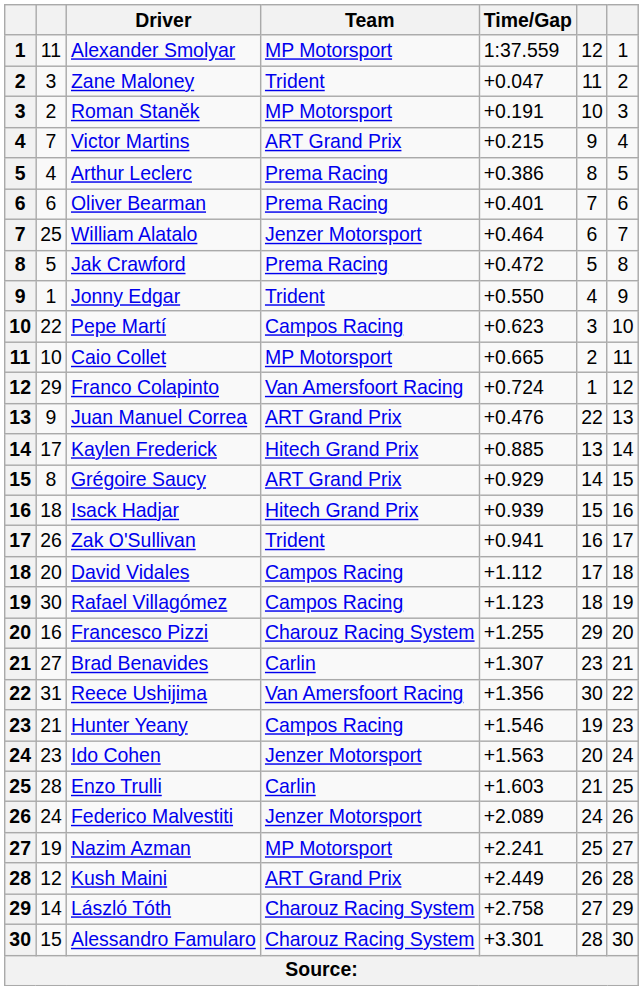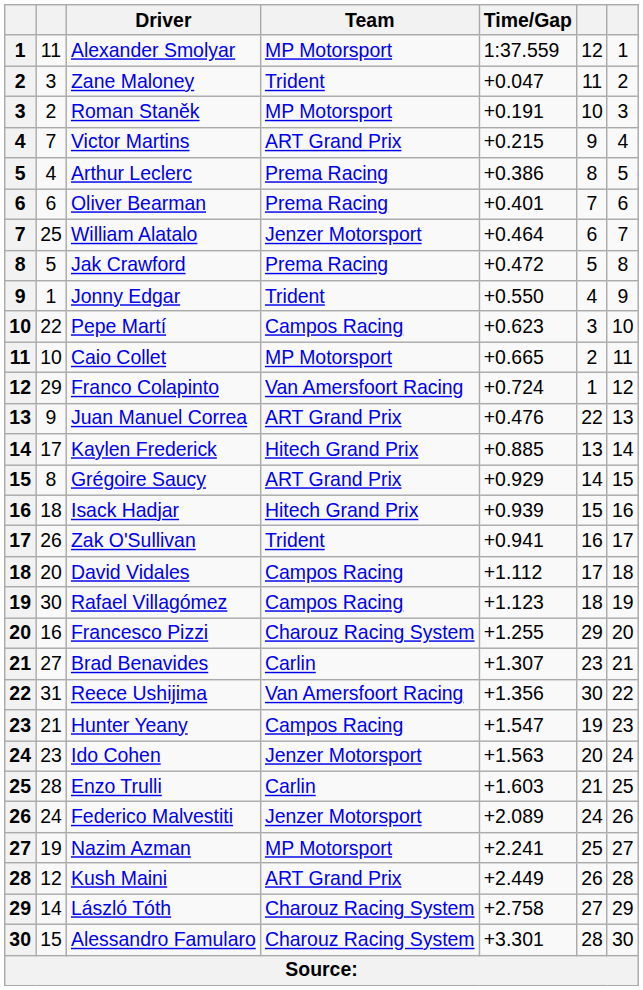(514, 725) +1.546 -> (514, 725) +1.547
